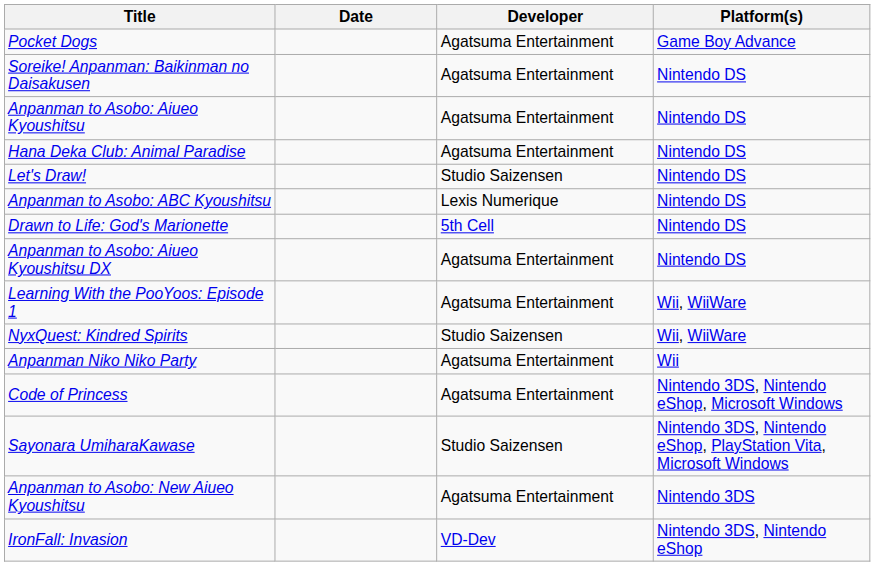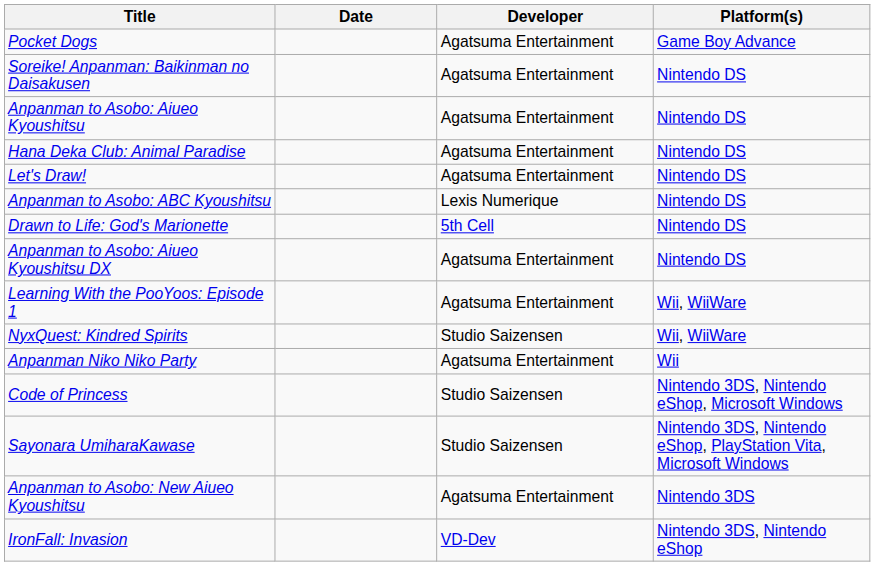(502, 176) Studio Saizensen -> (527, 176) Agatsuma Entertainment
(527, 394) Agatsuma Entertainment -> (502, 394) Studio Saizensen
